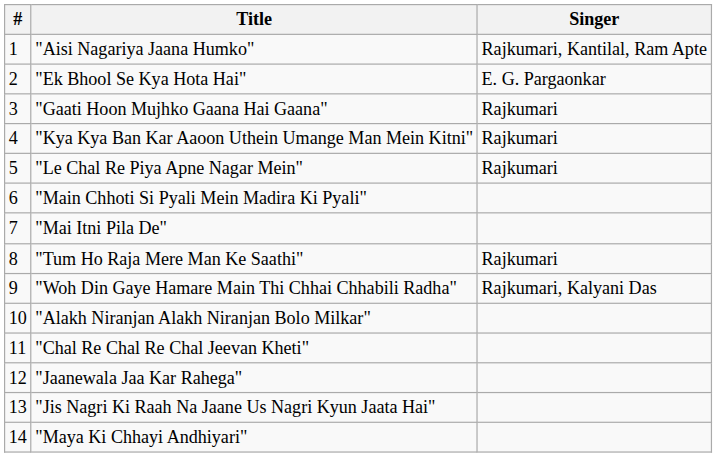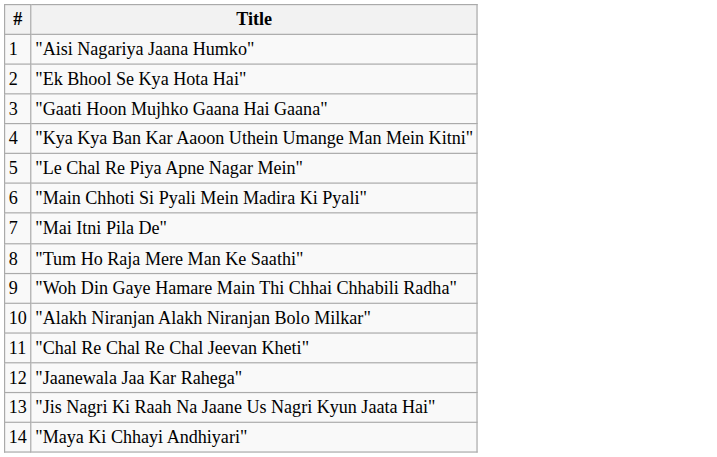- column: (594, 19)
